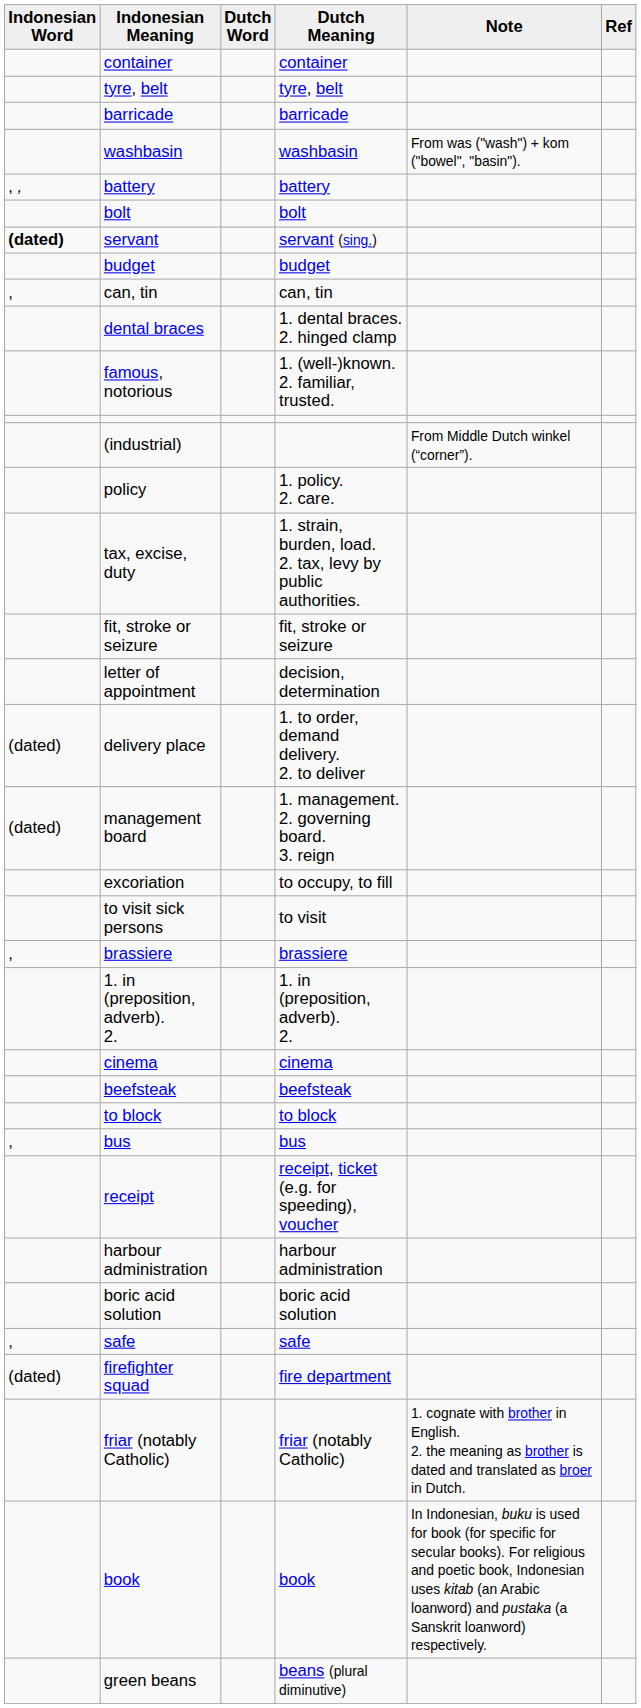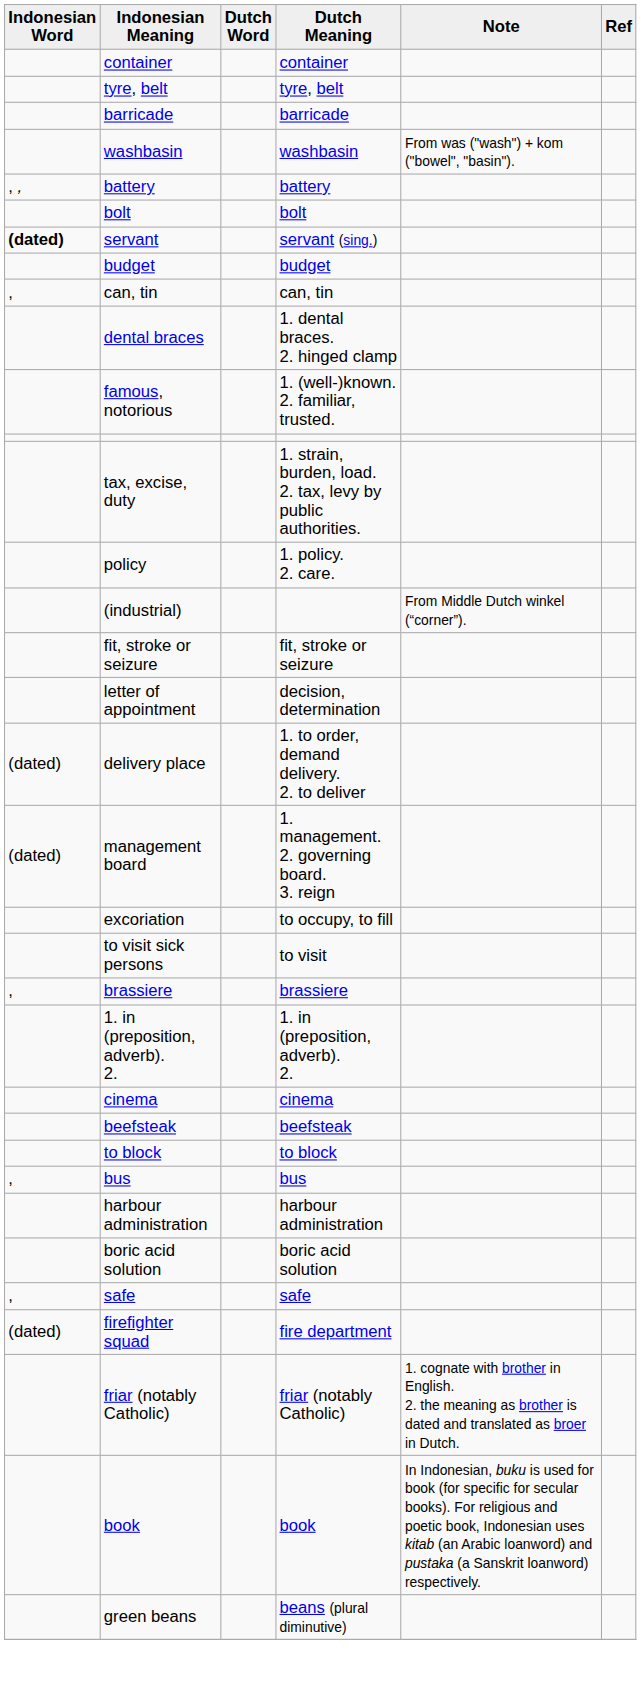rows swapped: (145, 563) <-> (143, 445)
- row: (129, 1196)
